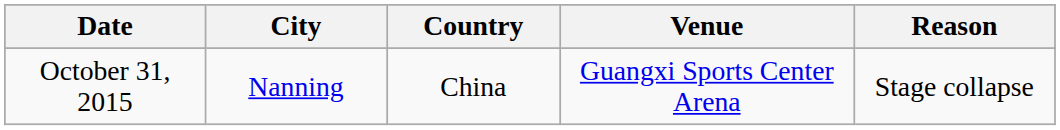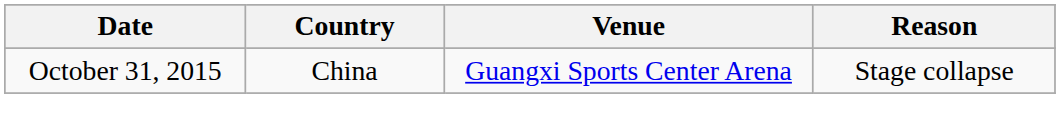- column: (296, 26)
